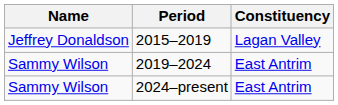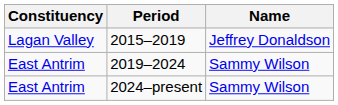columns swapped: (68, 16) <-> (282, 16)
